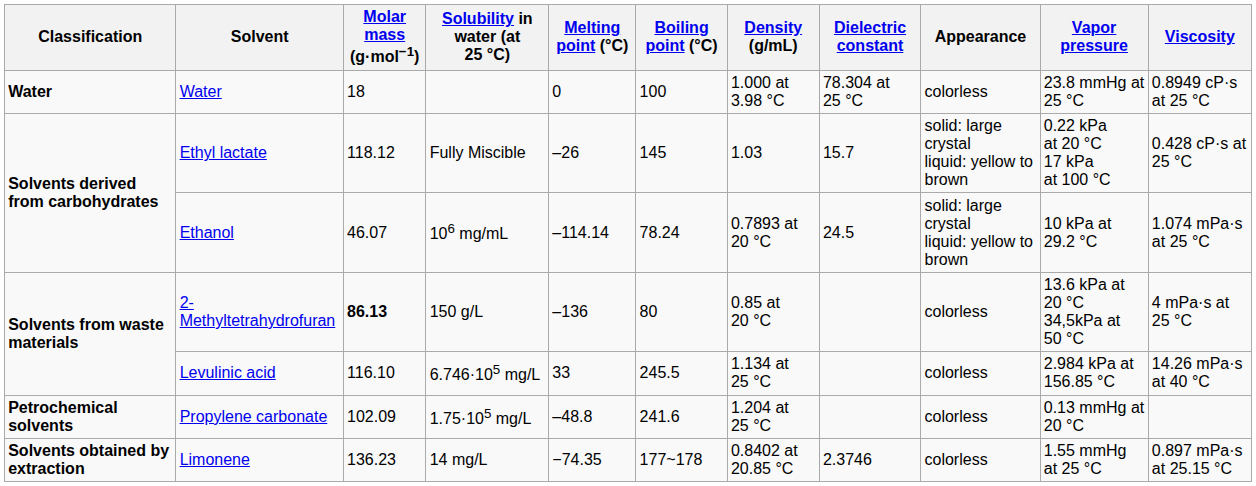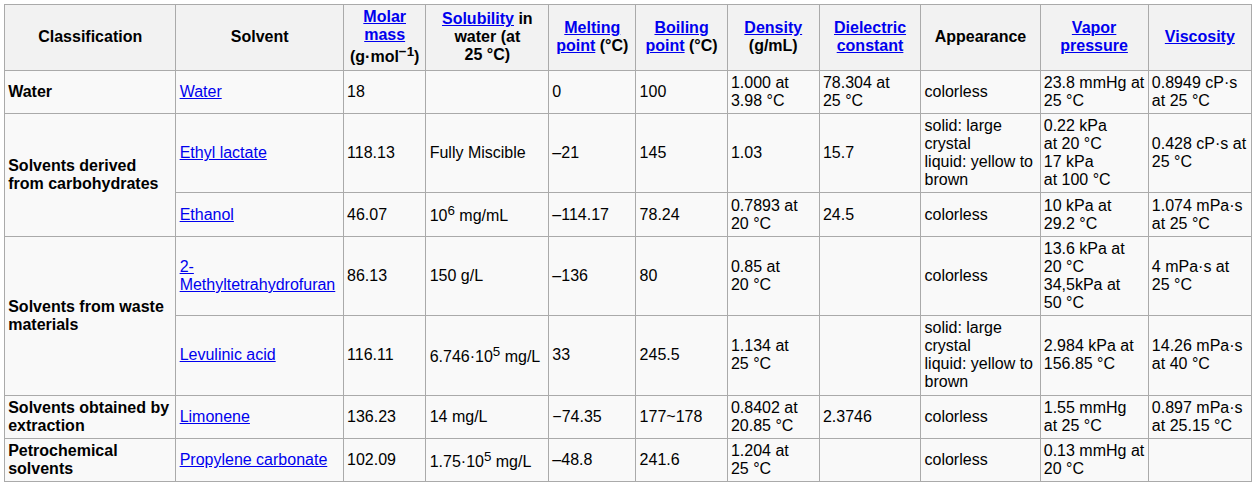(371, 153) 118.12 -> (371, 153) 118.13
(566, 153) –26 -> (566, 153) –21
(581, 232) –114.14 -> (581, 214) –114.17
(979, 232) solid: large crystal liquid: yellow to brown -> (956, 214) colorless
(367, 312) bold -> (367, 276) normal
(371, 373) 116.10 -> (370, 355) 116.11
(956, 373) colorless -> (979, 355) solid: large crystal liquid: yellow to brown
rows swapped: (215, 460) <-> (253, 416)
